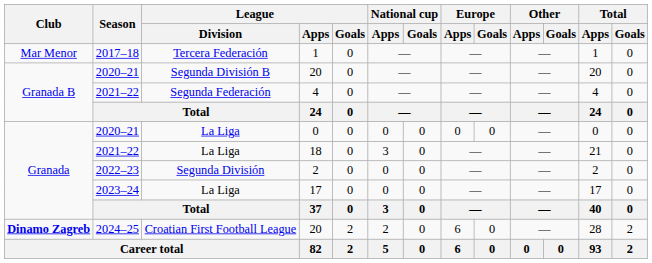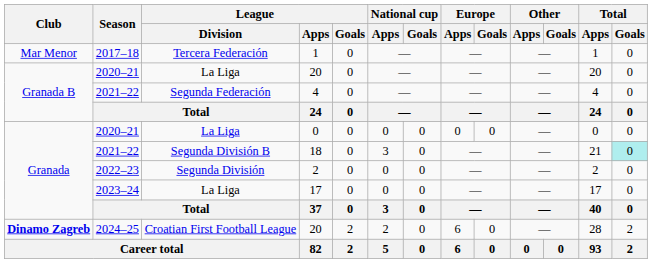(220, 72) Segunda División B -> (220, 72) La Liga
(220, 151) La Liga -> (220, 151) Segunda División B
(630, 151) no background -> (630, 151) paleturquoise background
